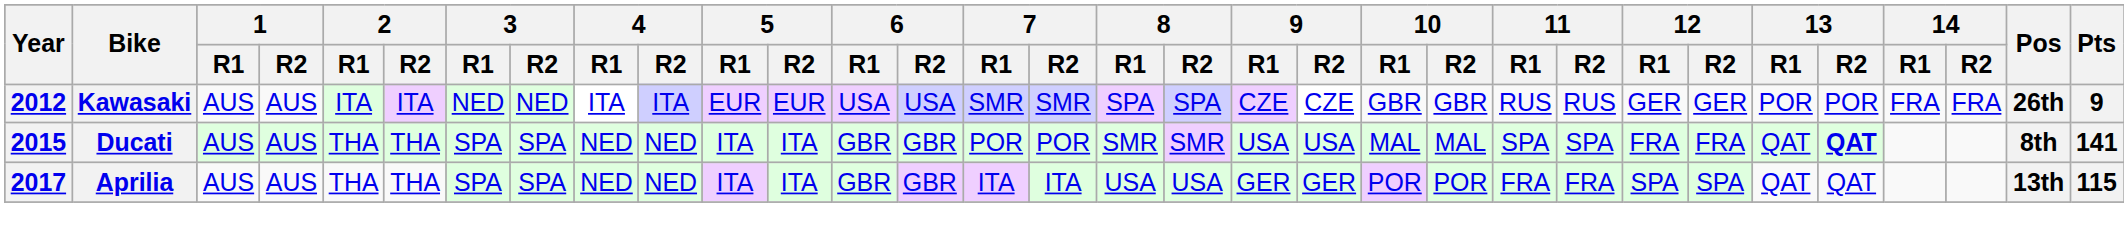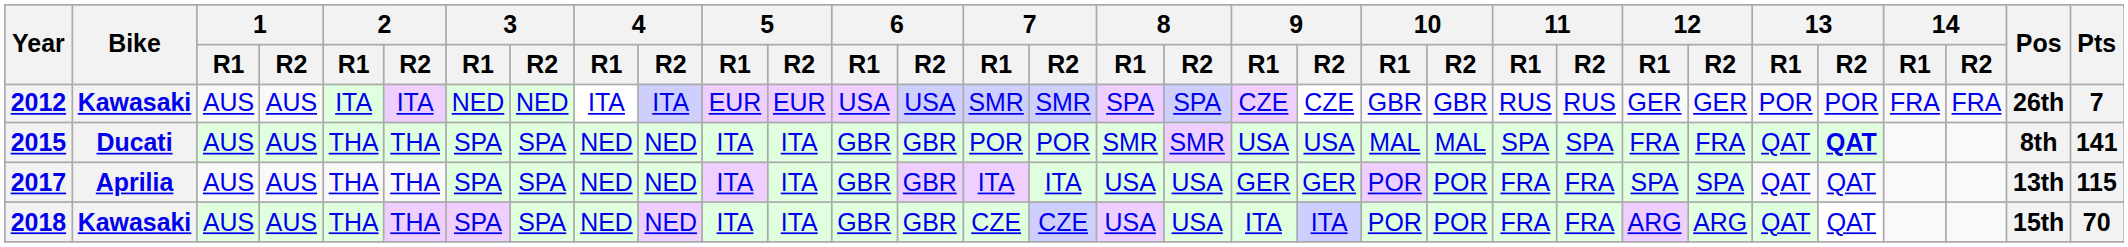(2097, 104) 9 -> (2097, 104) 7
+ row: (38, 222)
